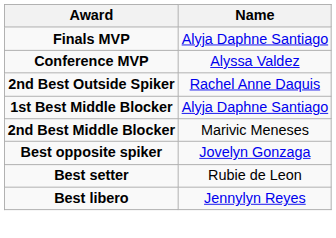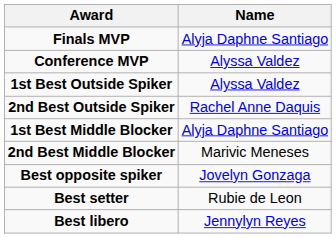+ row: (91, 84)
